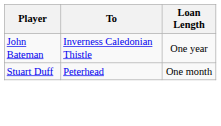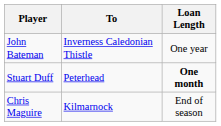(189, 71) normal -> (189, 77) bold
+ row: (24, 107)
